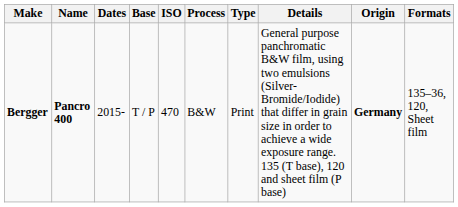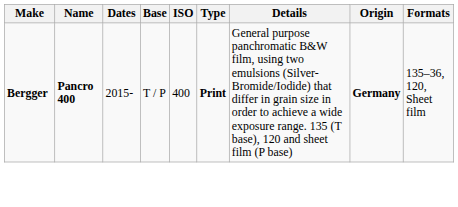- column: (206, 13)
(170, 112) 470 -> (181, 92) 400
(242, 112) normal -> (213, 92) bold
